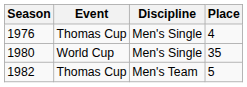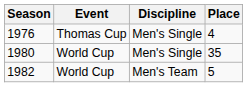(92, 72) Thomas Cup -> (85, 72) World Cup
